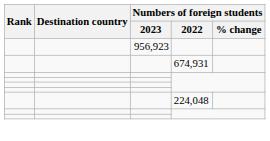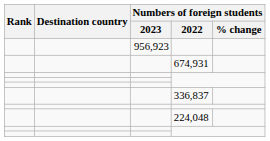+ row: (151, 96)
